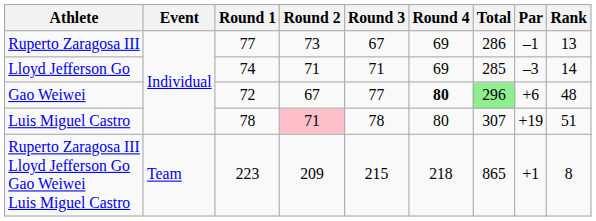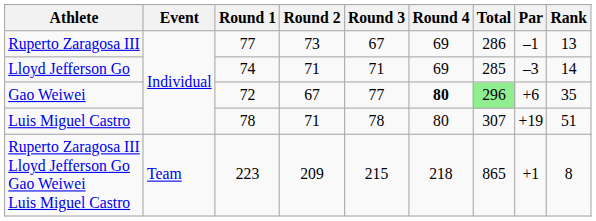(569, 95) 48 -> (569, 95) 35
(312, 121) pink background -> (312, 121) no background
